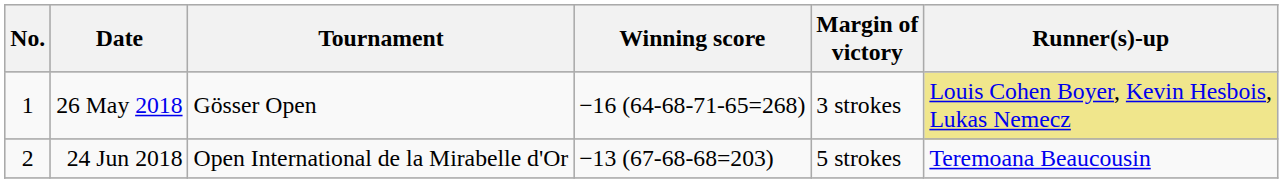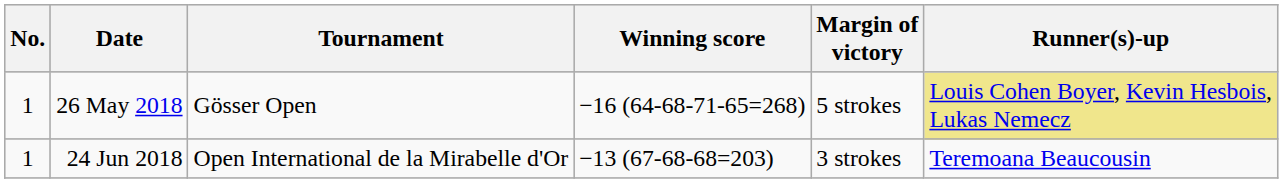(859, 105) 3 strokes -> (859, 105) 5 strokes
(28, 158) 2 -> (28, 158) 1
(859, 158) 5 strokes -> (859, 158) 3 strokes
